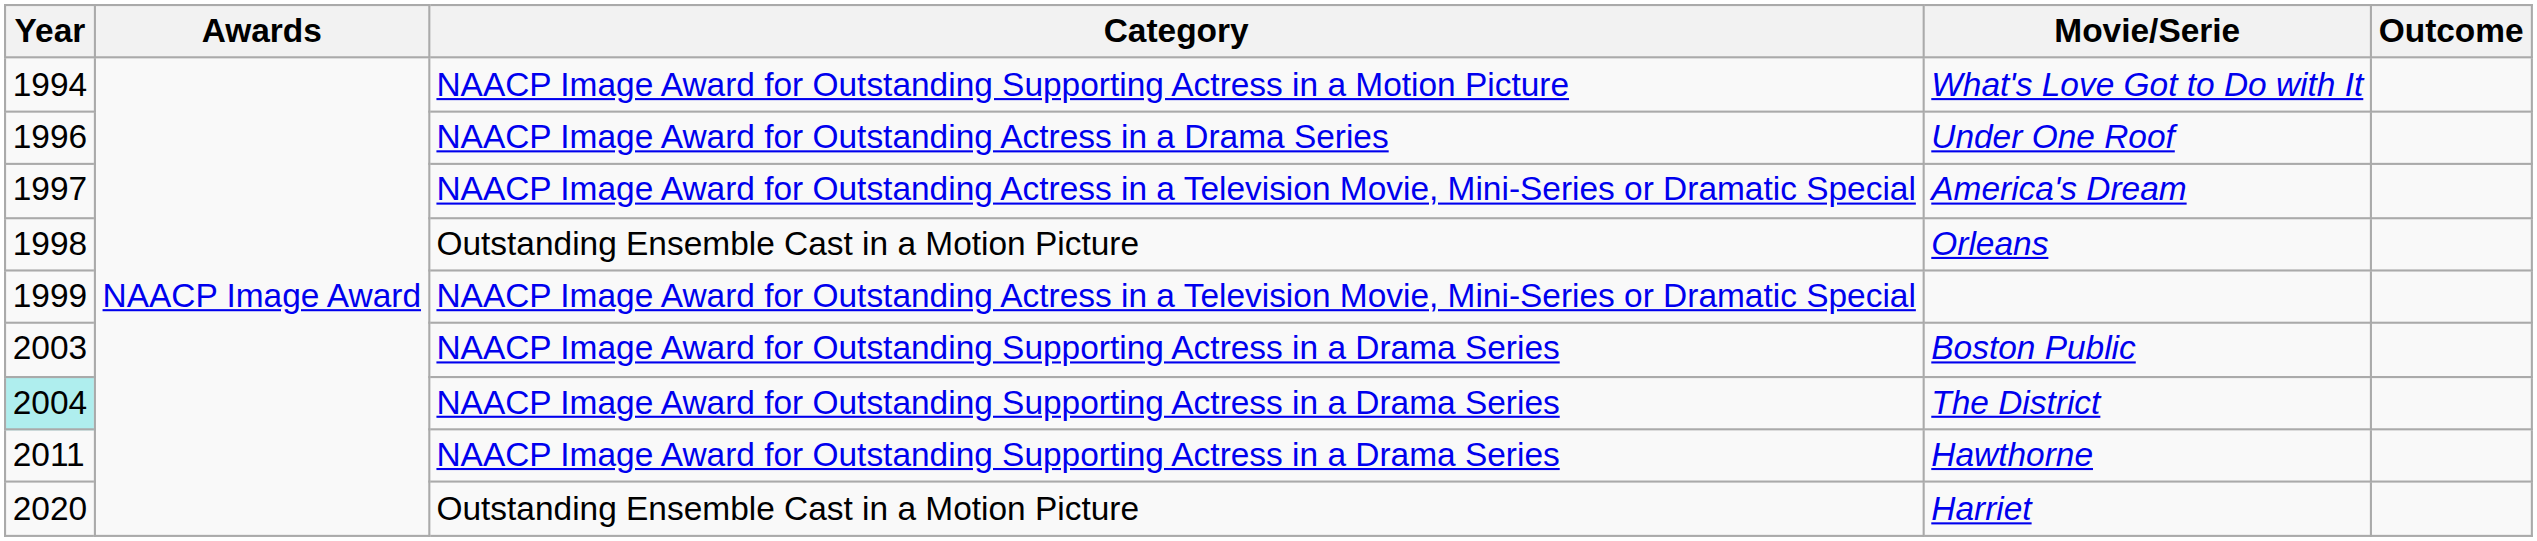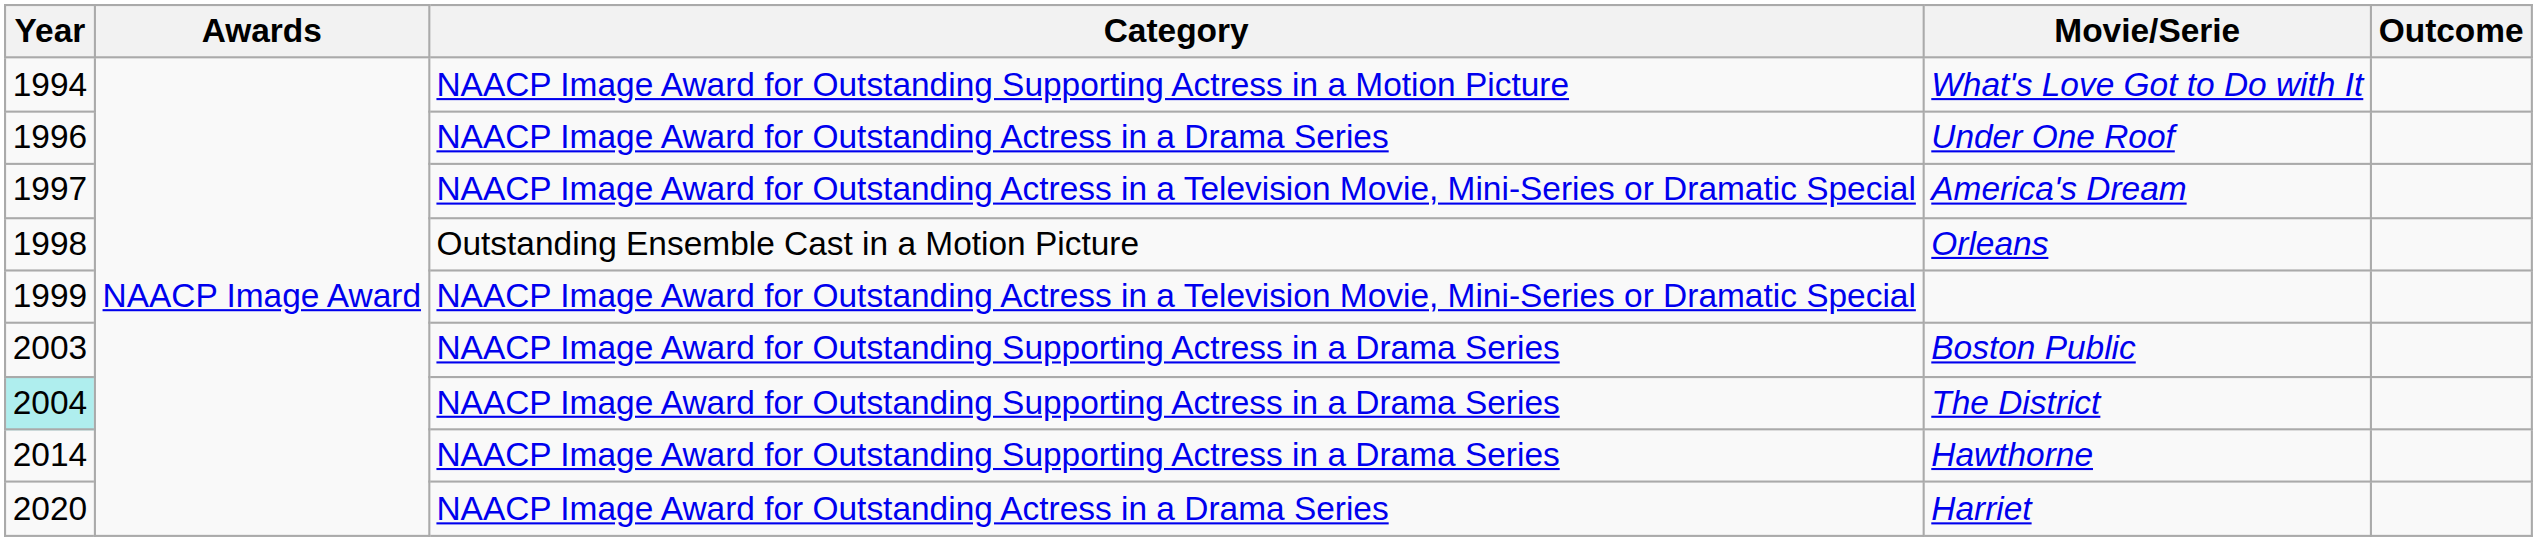(49, 455) 2011 -> (50, 455) 2014
(788, 508) Outstanding Ensemble Cast in a Motion Picture -> (913, 508) NAACP Image Award for Outstanding Actress in a Drama Series
